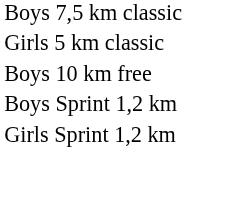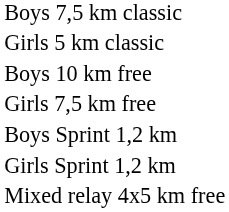+ row: (80, 104)
+ row: (115, 195)
